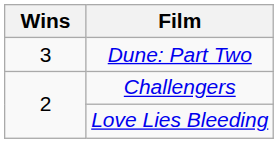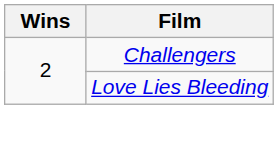- row: (180, 54)
